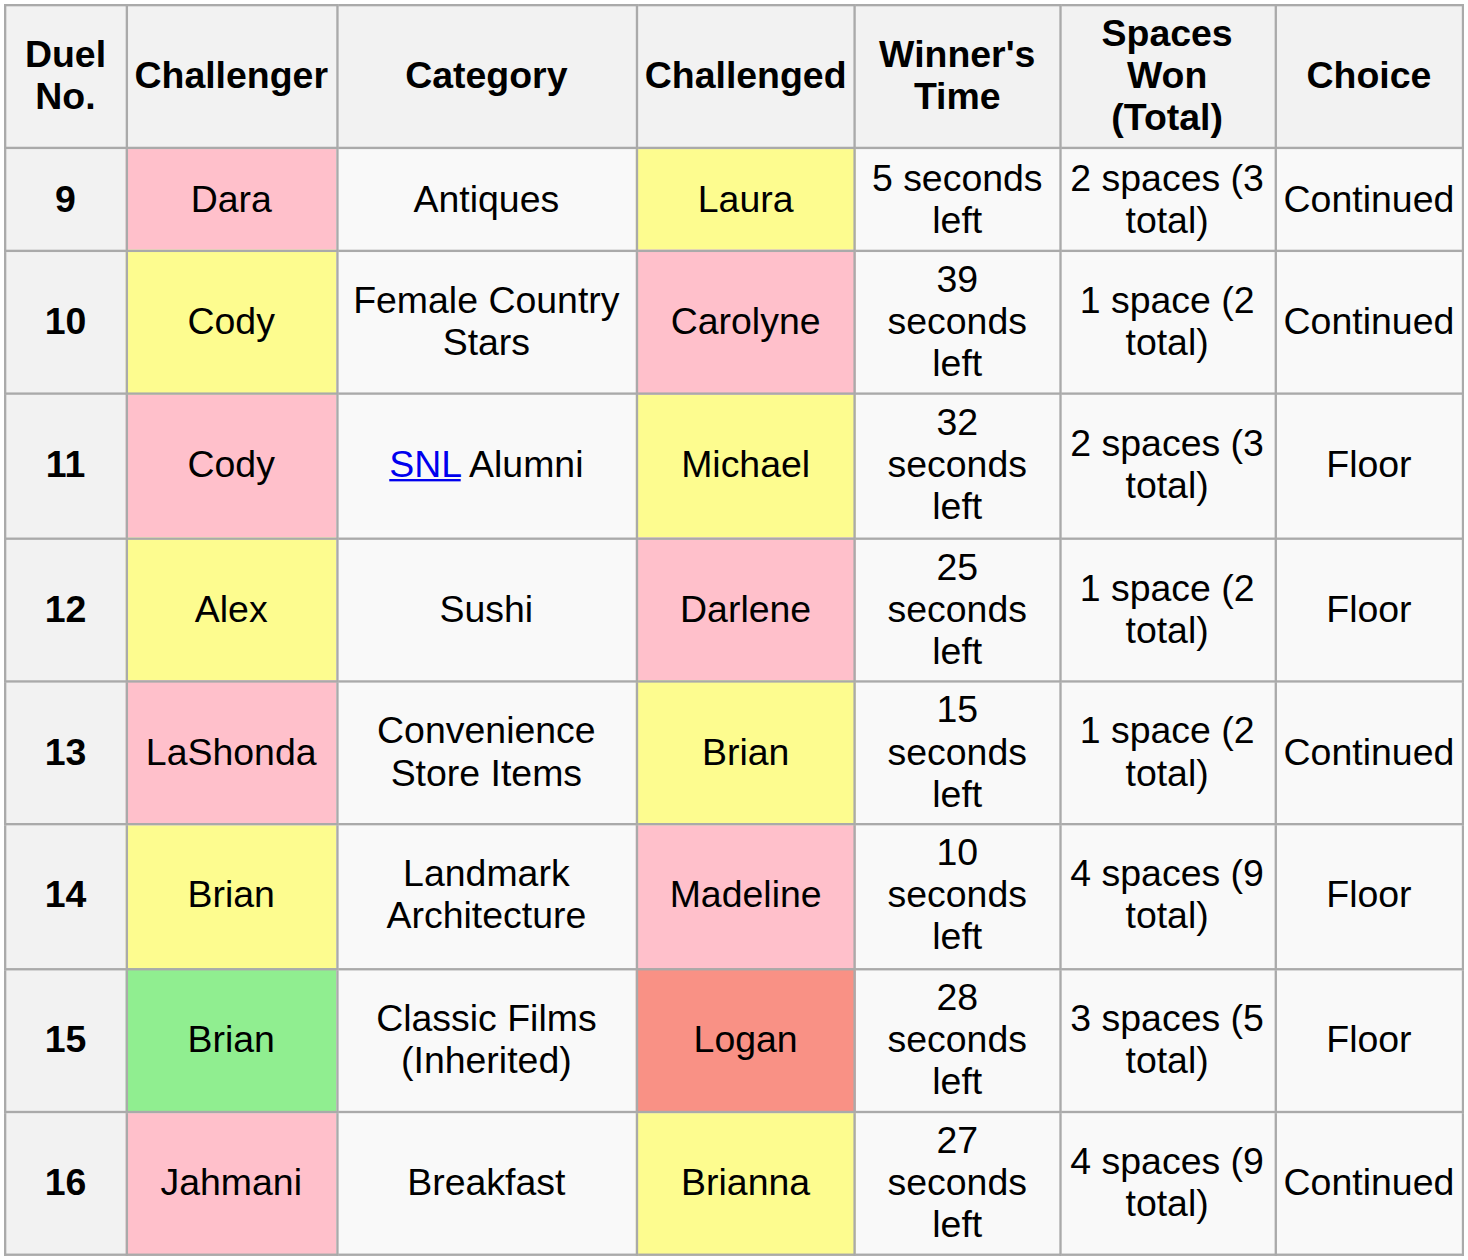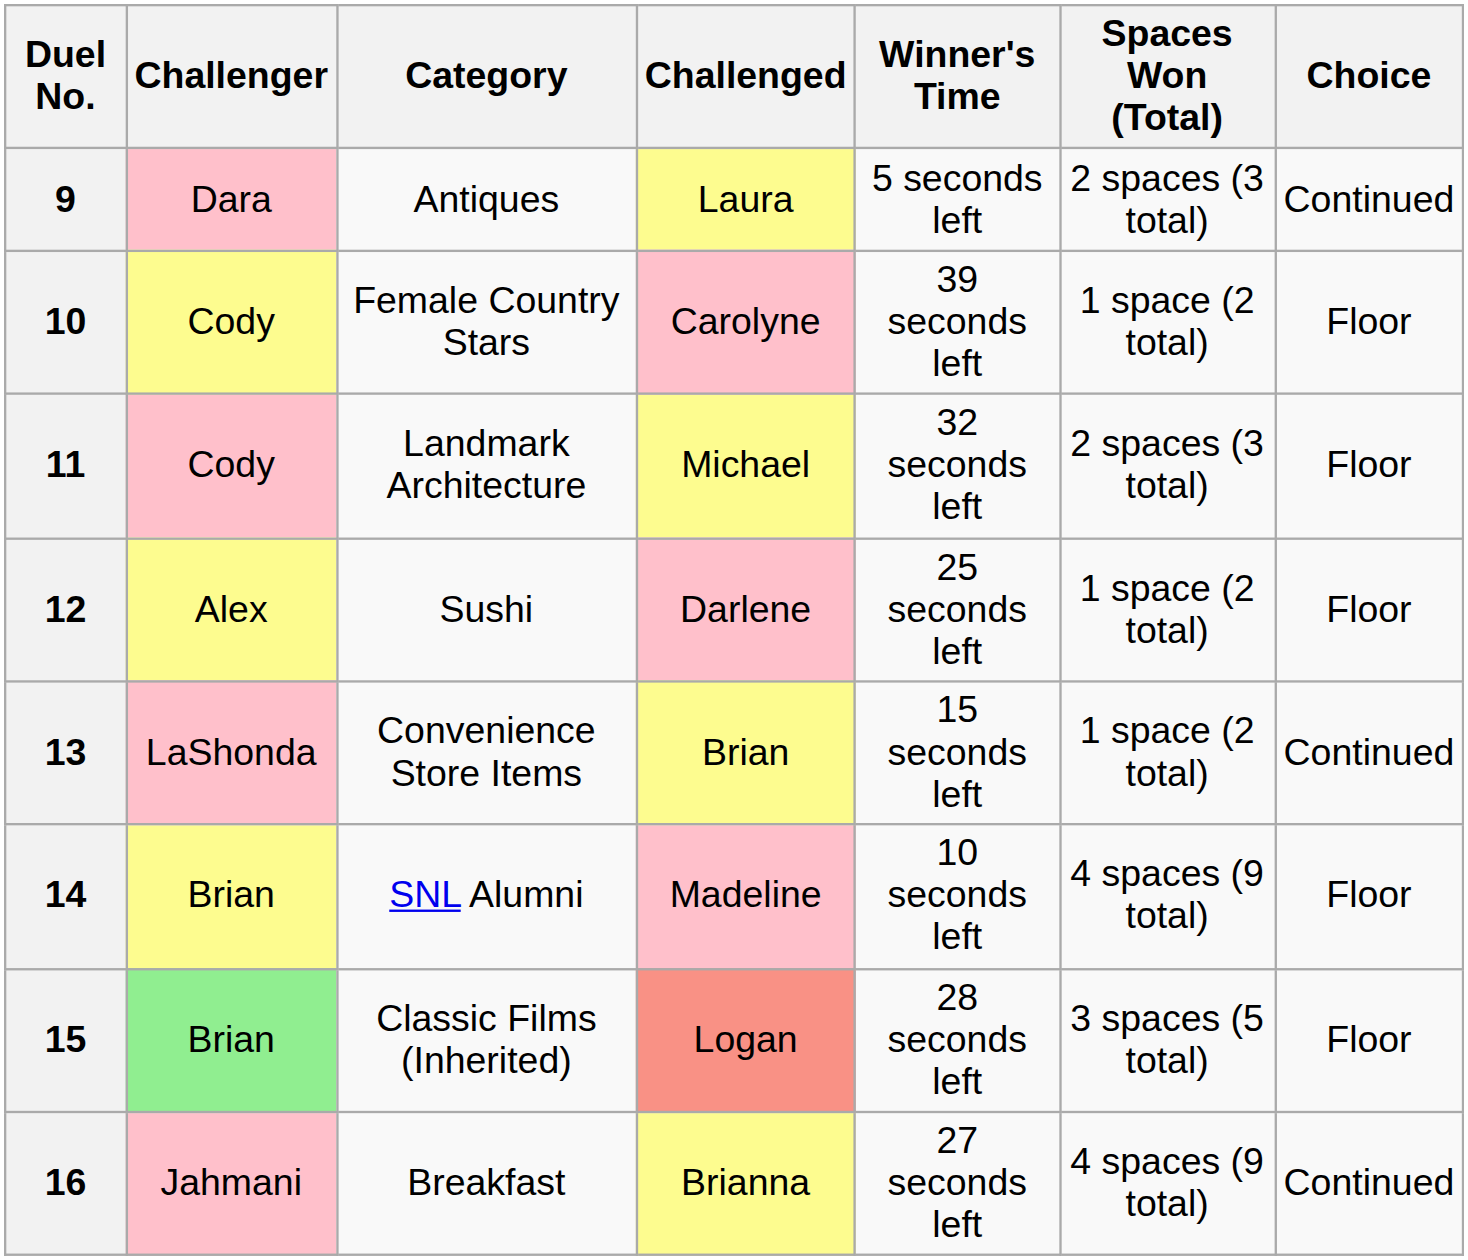(1369, 321) Continued -> (1369, 321) Floor
(486, 465) SNL Alumni -> (486, 465) Landmark Architecture
(486, 895) Landmark Architecture -> (486, 895) SNL Alumni
